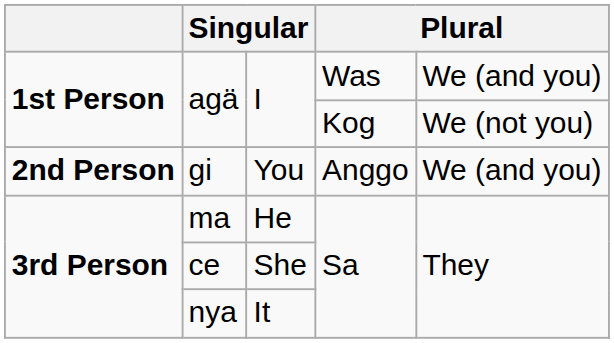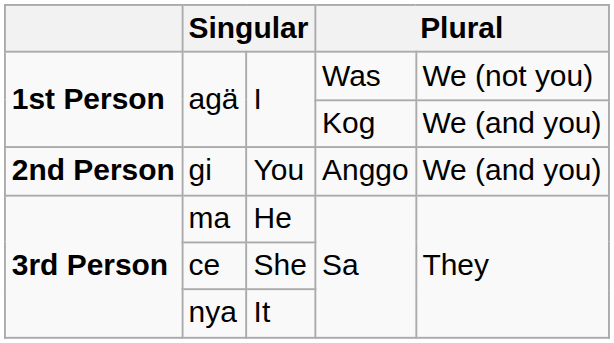(512, 75) We (and you) -> (508, 75) We (not you)
(508, 123) We (not you) -> (512, 123) We (and you)
